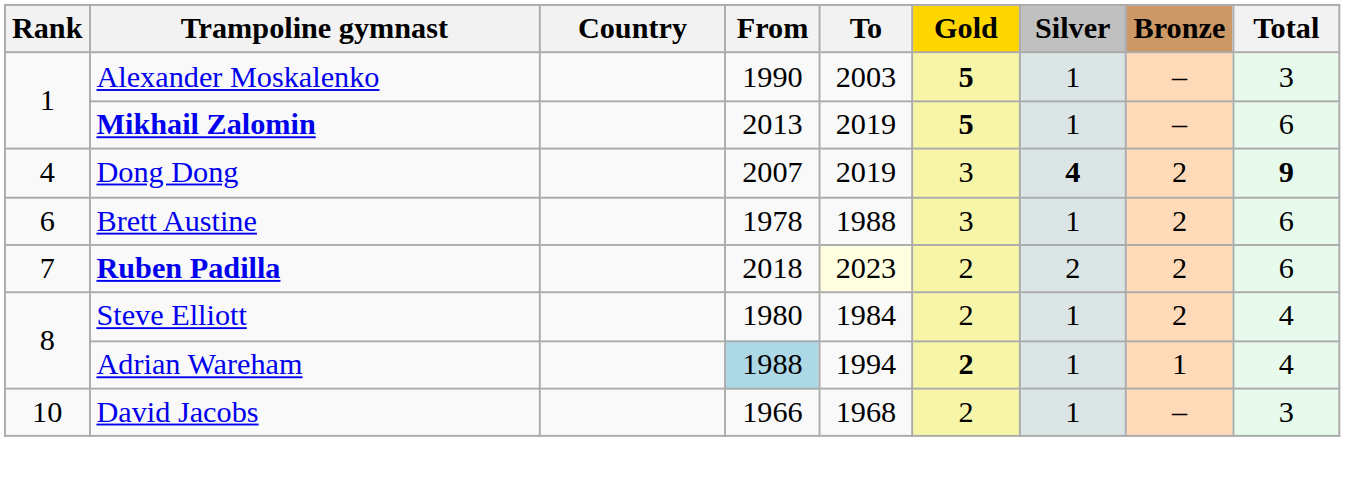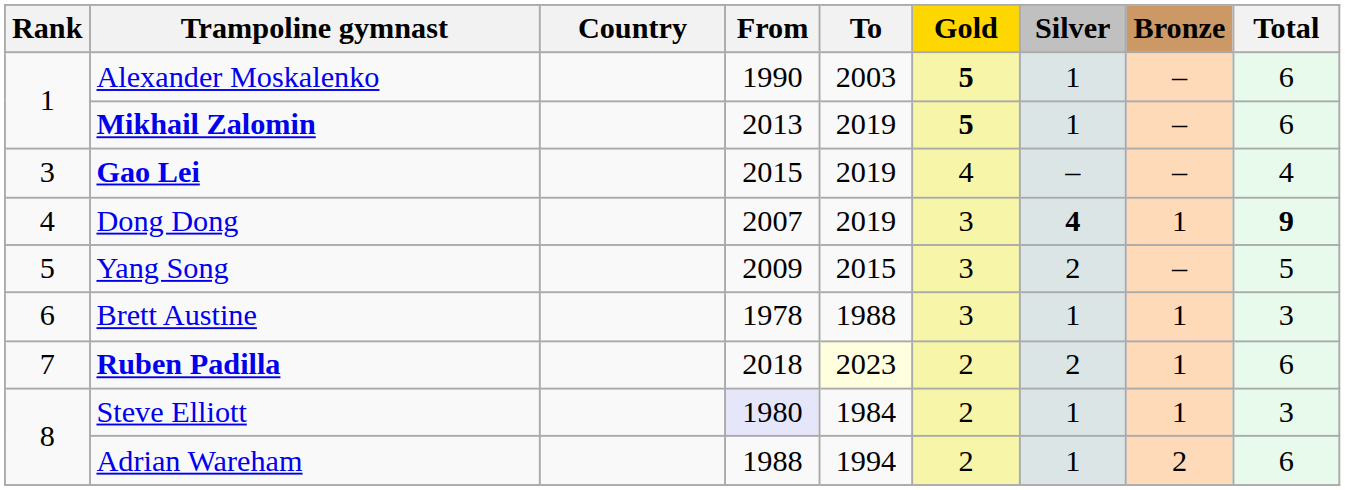(1286, 76) 3 -> (1286, 76) 6
+ row: (148, 172)
(1179, 172) 2 -> (1179, 220) 1
+ row: (163, 268)
(1179, 220) 2 -> (1179, 316) 1
(1286, 220) 6 -> (1286, 316) 3
(1179, 268) 2 -> (1179, 364) 1
(772, 316) no background -> (772, 412) lavender background
(1179, 316) 2 -> (1179, 412) 1
(1286, 316) 4 -> (1286, 412) 3
(772, 364) lightblue background -> (772, 460) no background
(966, 364) bold -> (966, 460) normal
(1179, 364) 1 -> (1179, 460) 2
(1286, 364) 4 -> (1286, 460) 6
- row: (178, 412)
